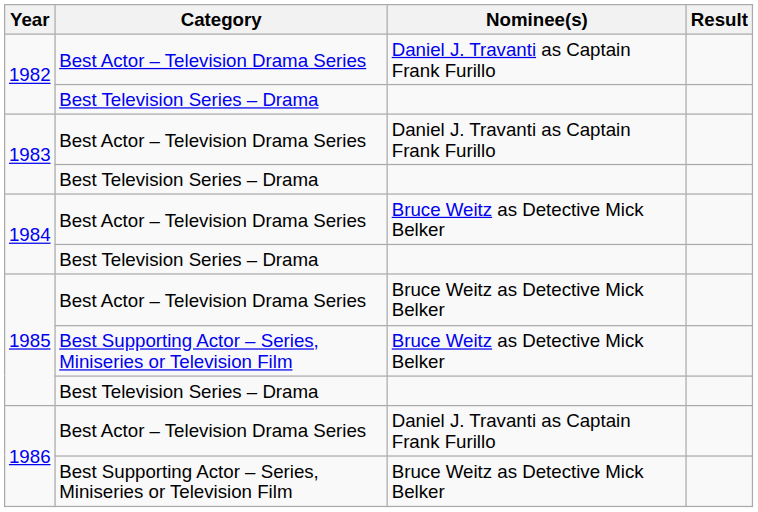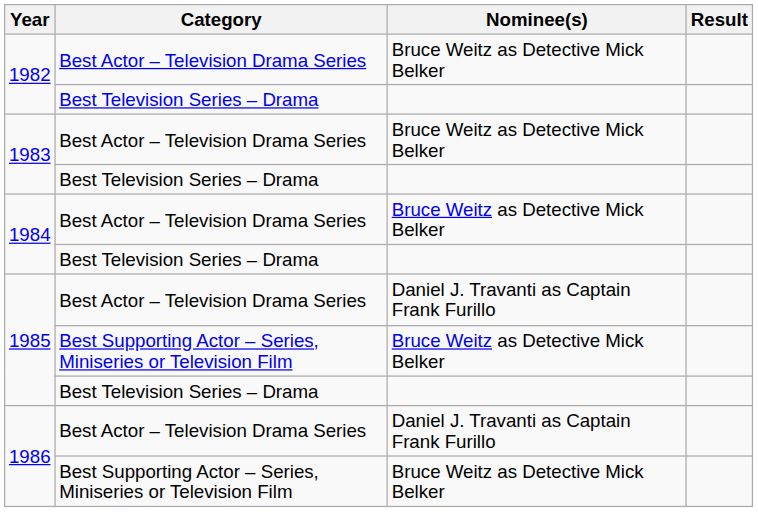(511, 60) Daniel J. Travanti as Captain Frank Furillo -> (518, 60) Bruce Weitz as Detective Mick Belker
(511, 140) Daniel J. Travanti as Captain Frank Furillo -> (518, 140) Bruce Weitz as Detective Mick Belker
(518, 300) Bruce Weitz as Detective Mick Belker -> (511, 300) Daniel J. Travanti as Captain Frank Furillo
